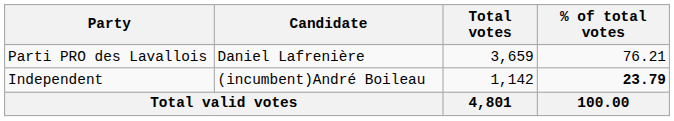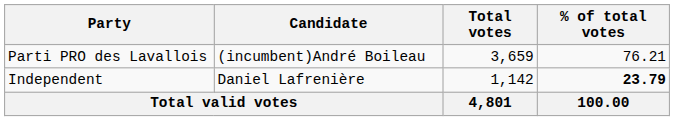(291, 56) Daniel Lafrenière -> (321, 56) (incumbent)André Boileau
(321, 80) (incumbent)André Boileau -> (291, 80) Daniel Lafrenière
